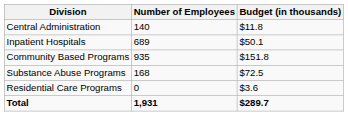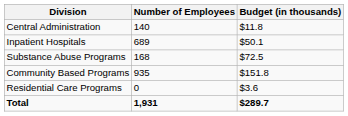rows swapped: (68, 57) <-> (66, 73)
